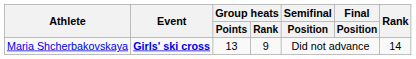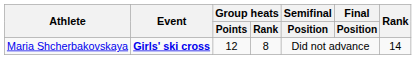(231, 46) 13 -> (231, 46) 12
(266, 46) 9 -> (266, 46) 8
